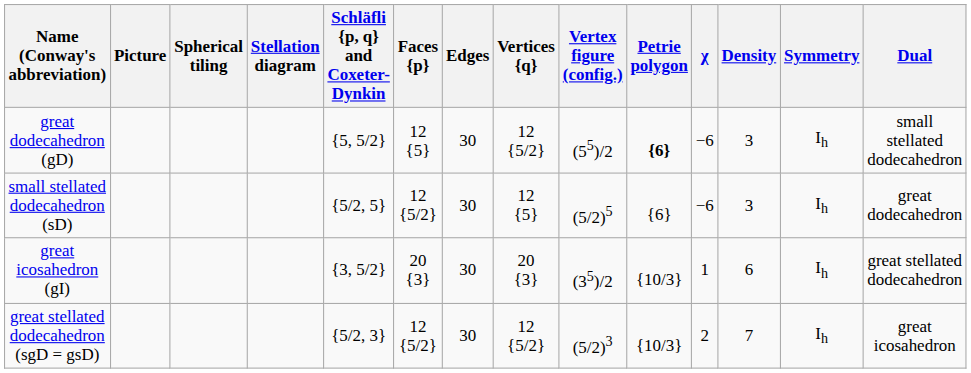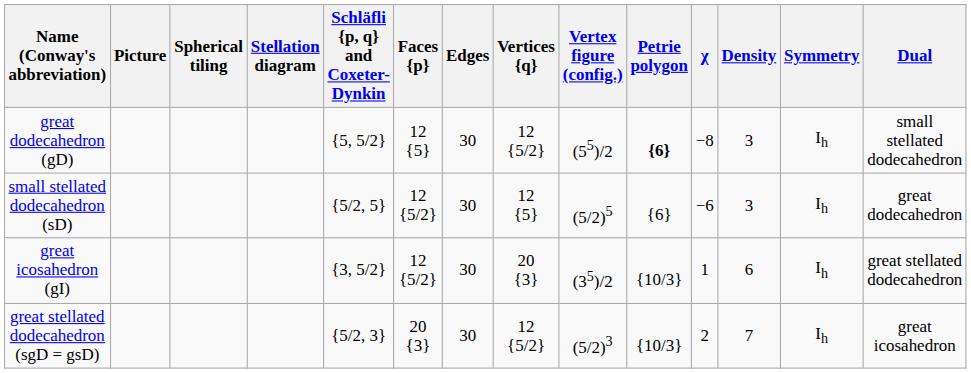(705, 140) −6 -> (705, 140) −8
(418, 270) 20 {3} -> (418, 270) 12 {5/2}
(418, 335) 12 {5/2} -> (418, 335) 20 {3}
